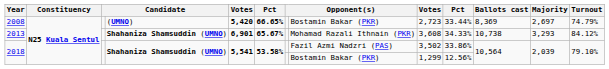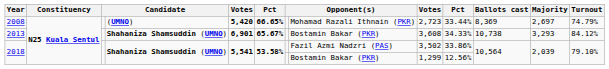(335, 22) Bostamin Bakar (PKR) -> (353, 22) Mohamad Razali Ithnain (PKR)
(353, 34) Mohamad Razali Ithnain (PKR) -> (335, 34) Bostamin Bakar (PKR)
